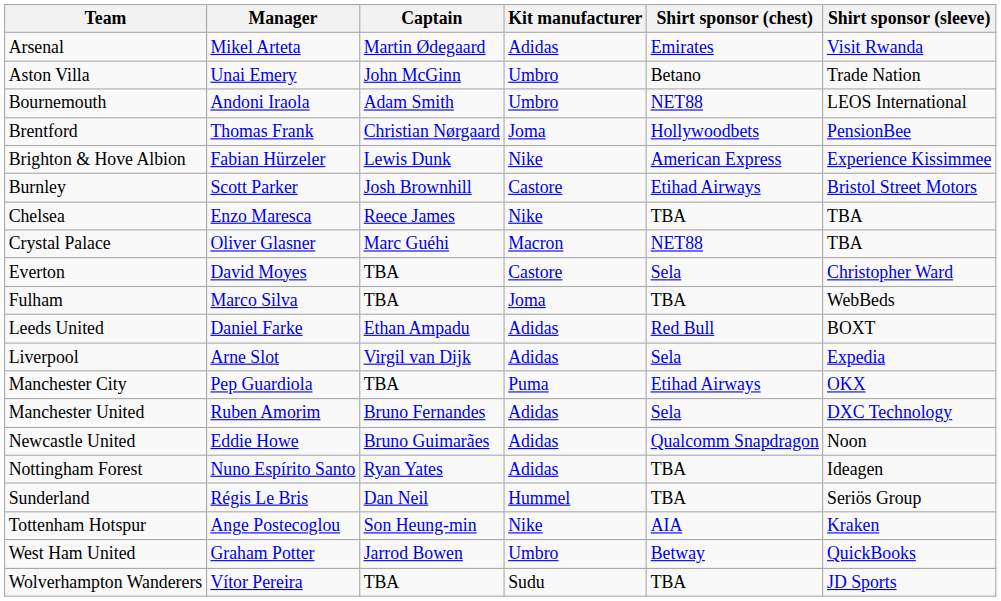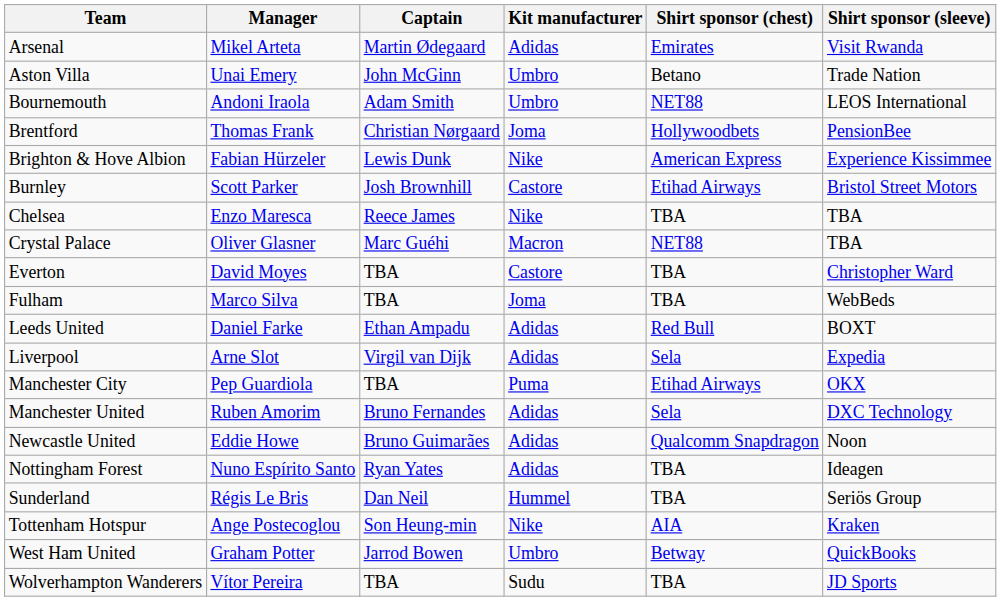(666, 272) Sela -> (668, 272) TBA
